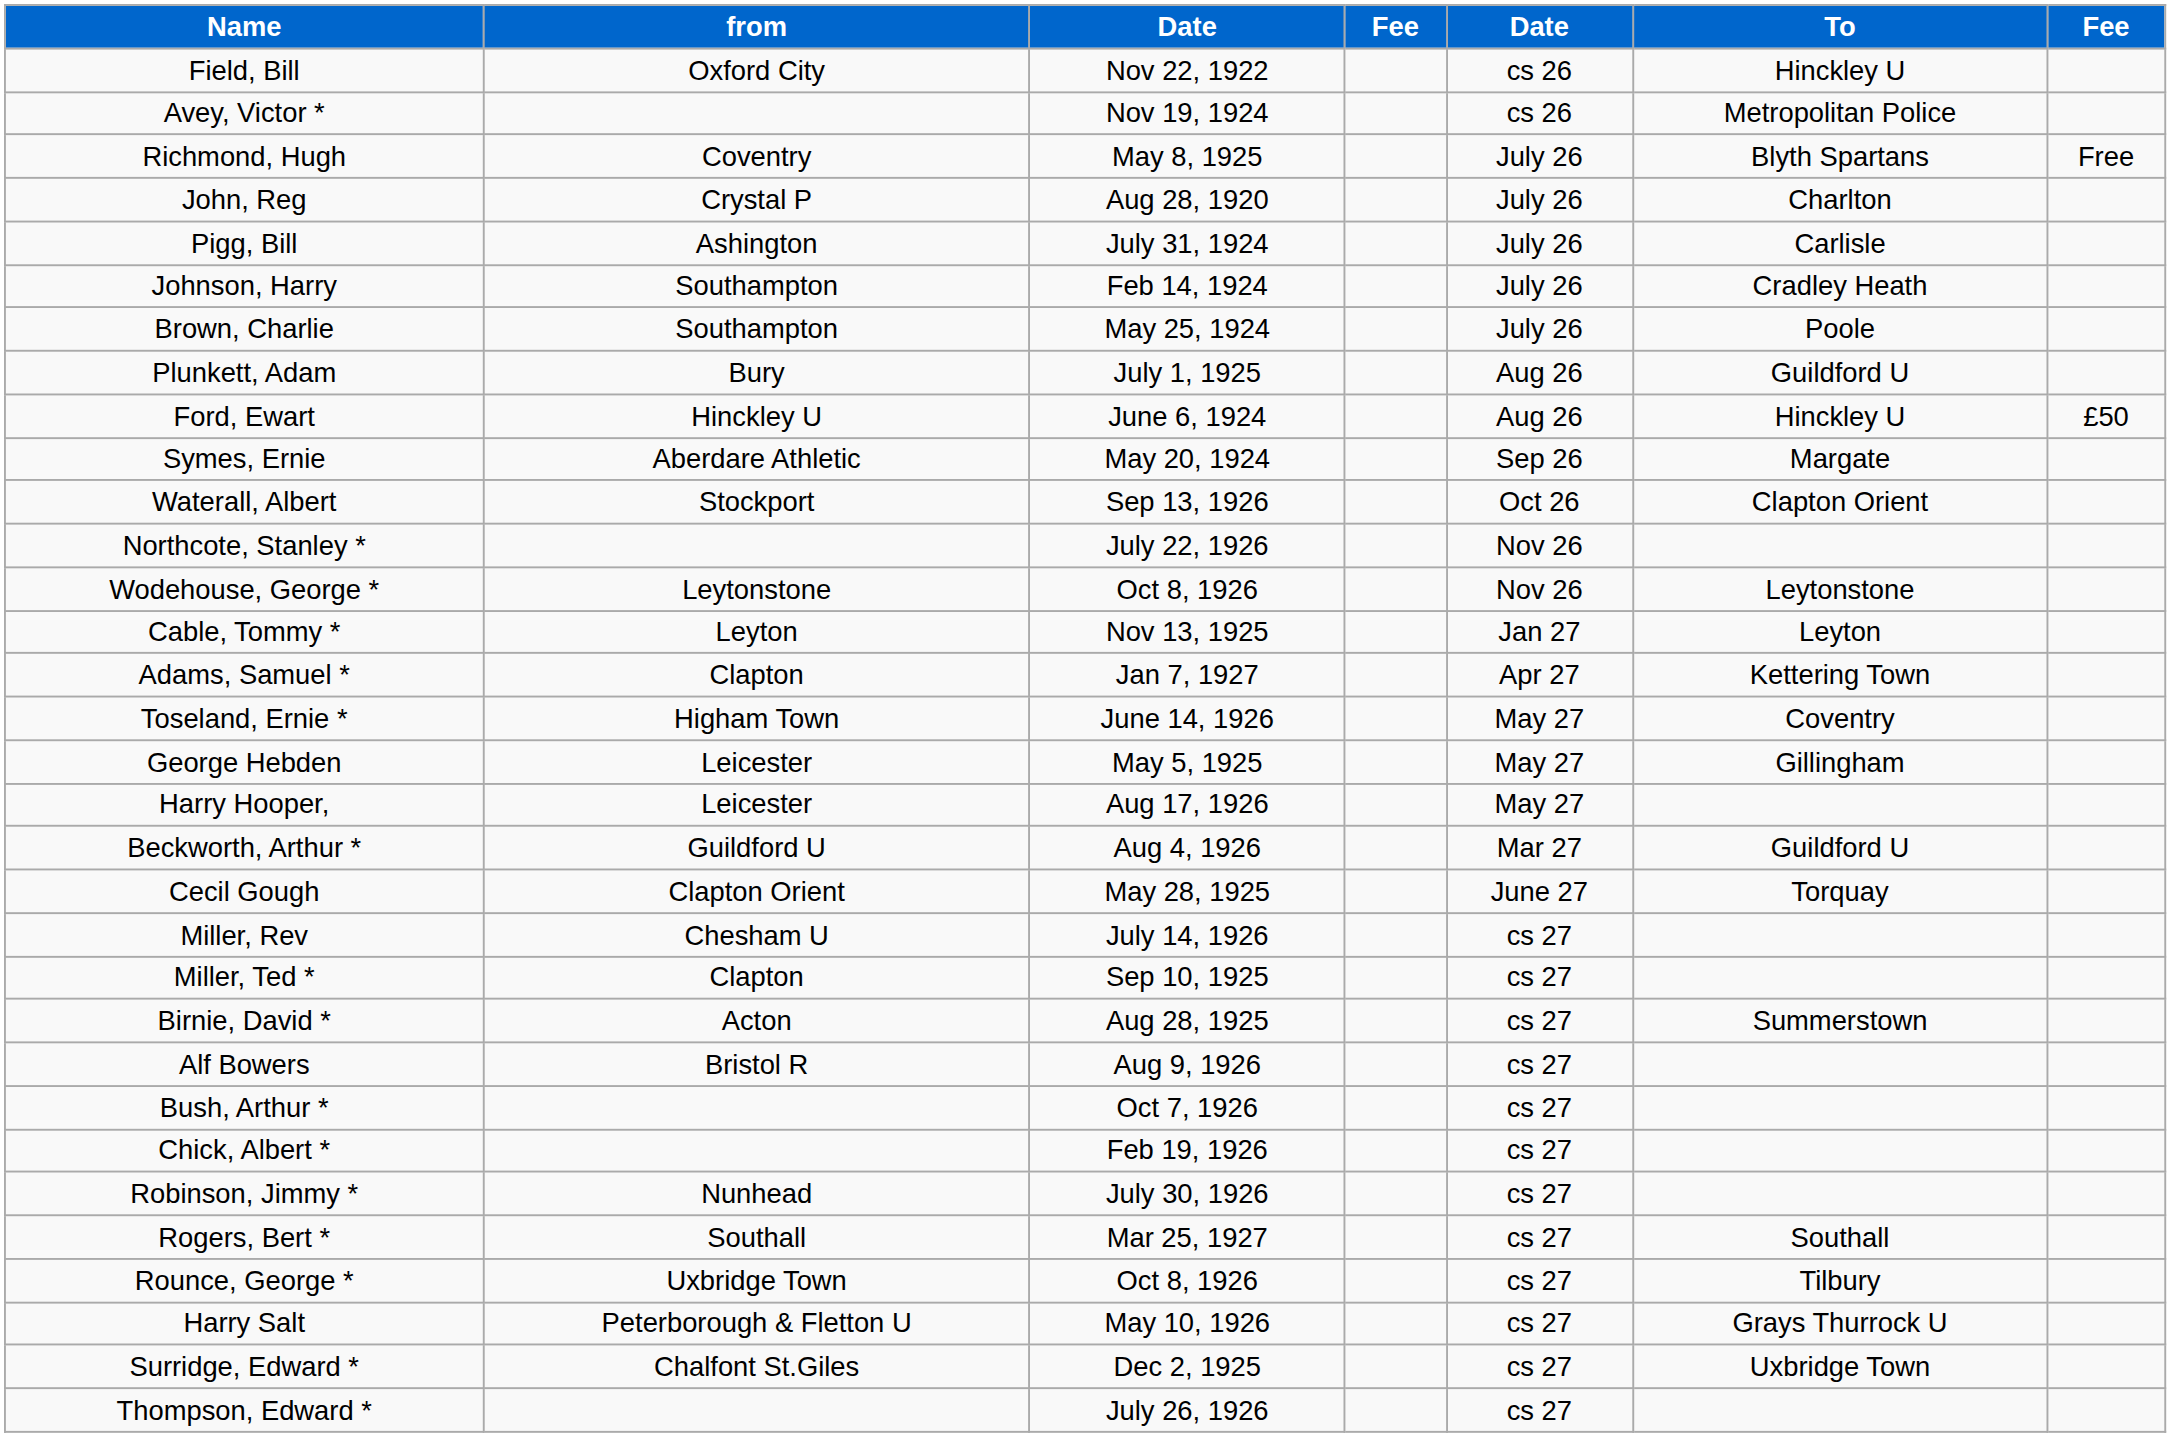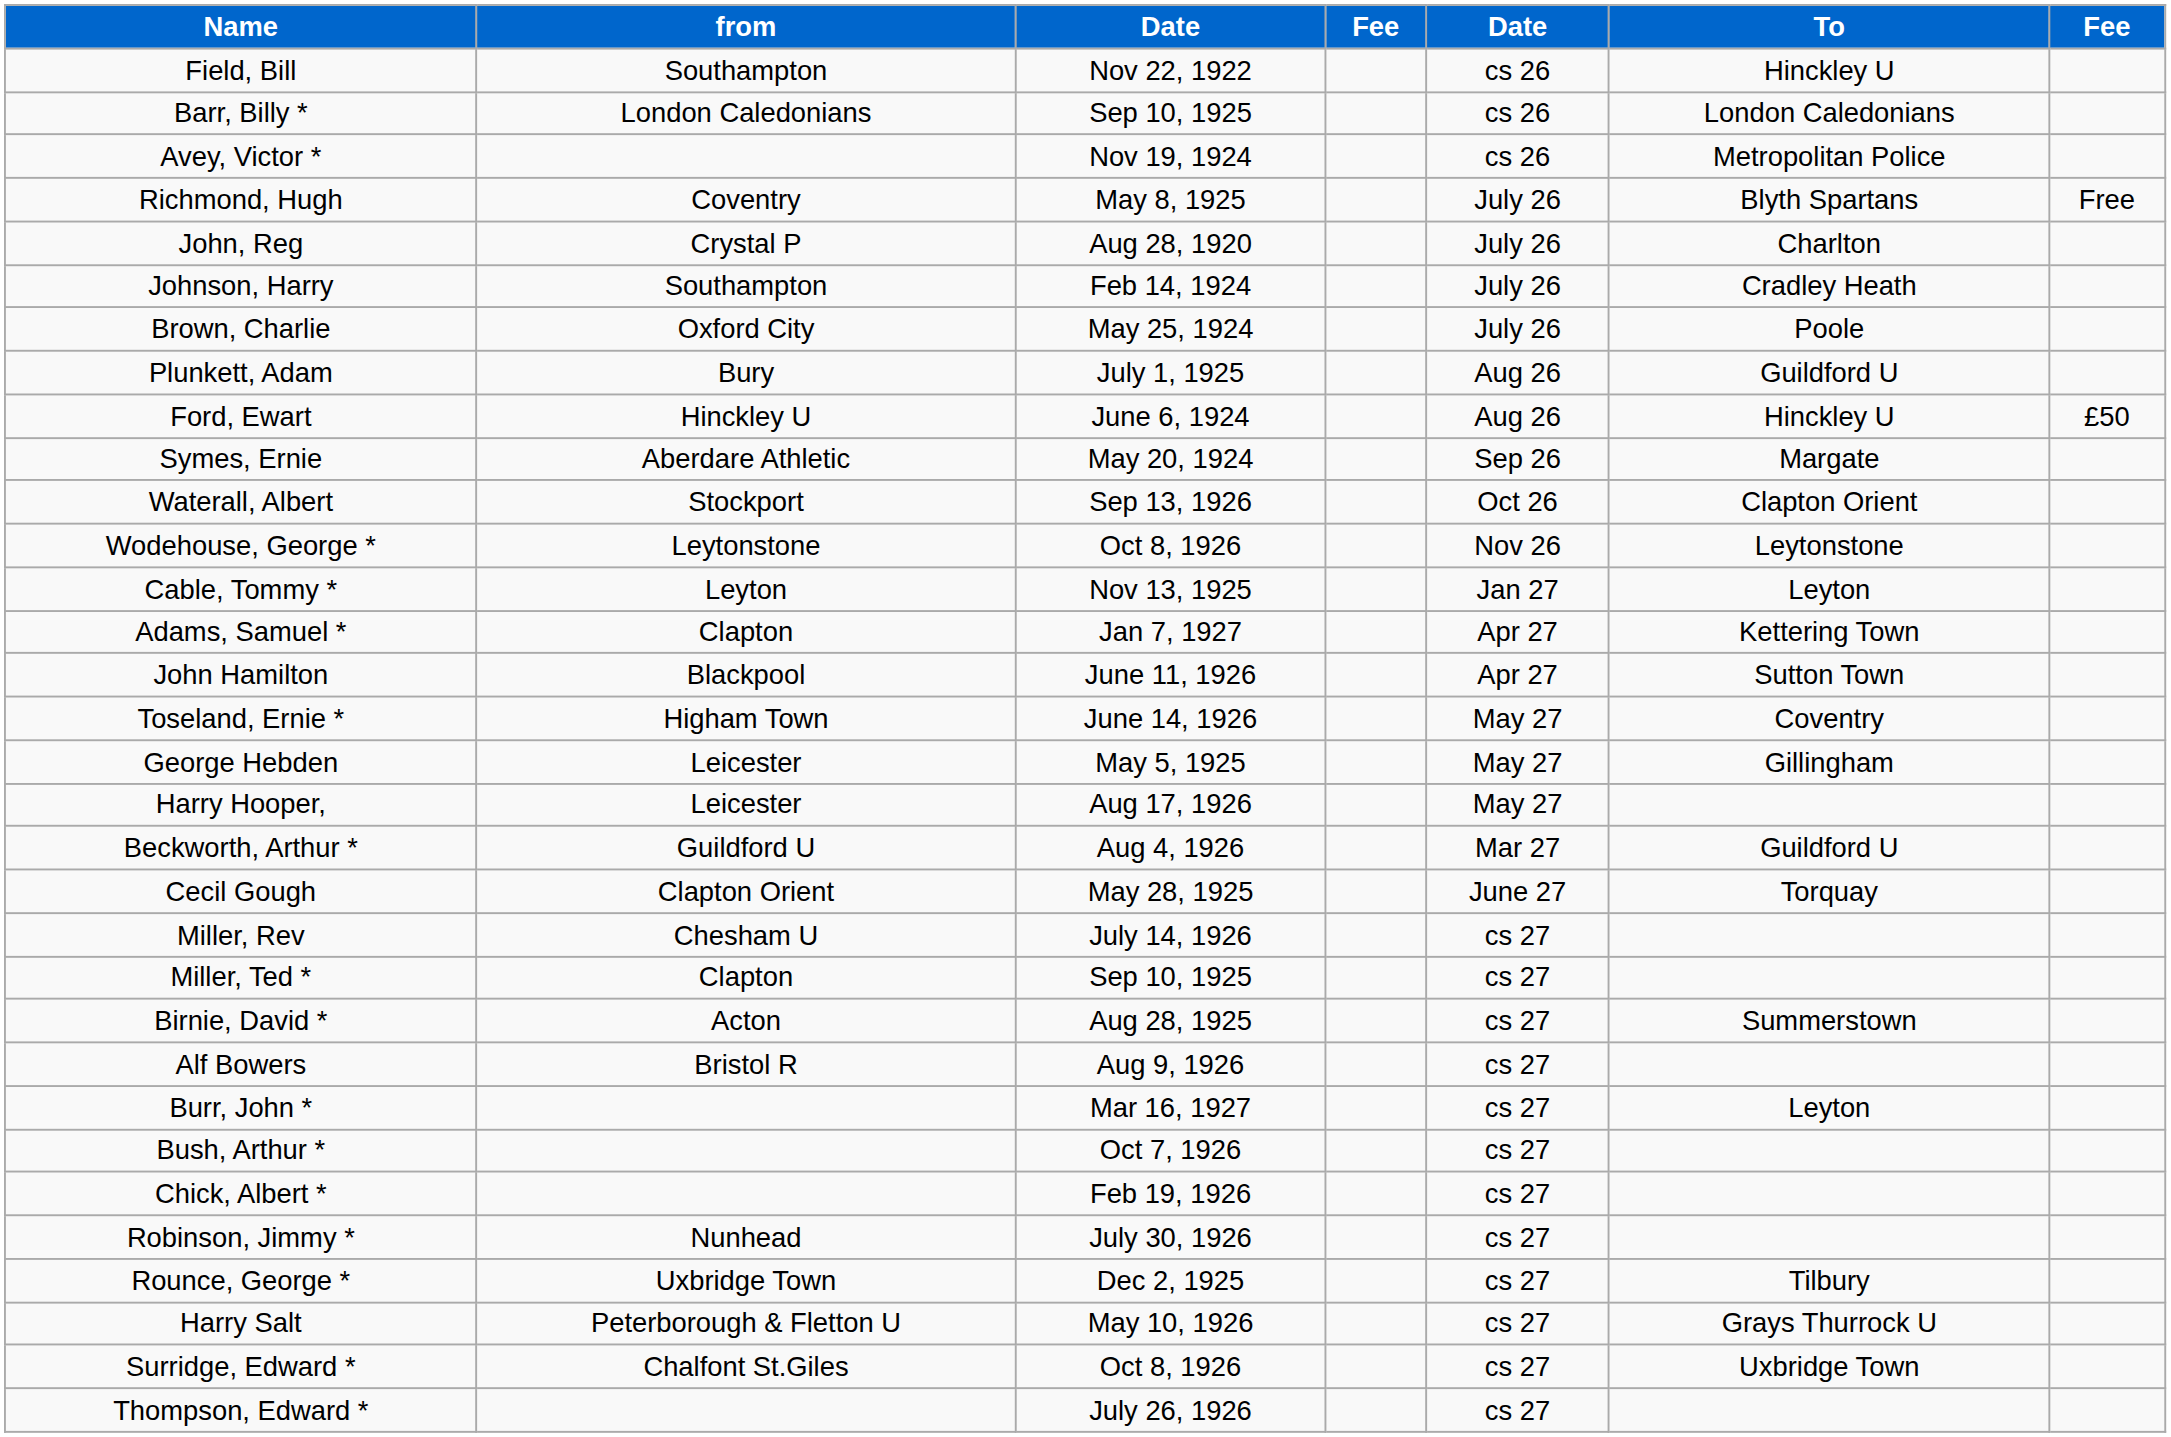(757, 70) Oxford City -> (746, 70) Southampton
+ row: (241, 113)
- row: (244, 243)
(757, 330) Southampton -> (746, 330) Oxford City
- row: (244, 546)
+ row: (241, 675)
+ row: (241, 1108)
- row: (244, 1237)
(1187, 1280) Oct 8, 1926 -> (1170, 1280) Dec 2, 1925
(1187, 1367) Dec 2, 1925 -> (1171, 1367) Oct 8, 1926
